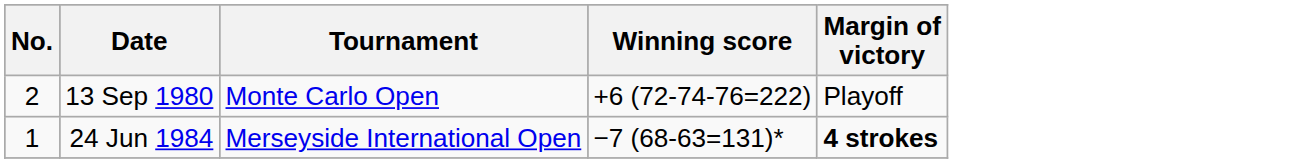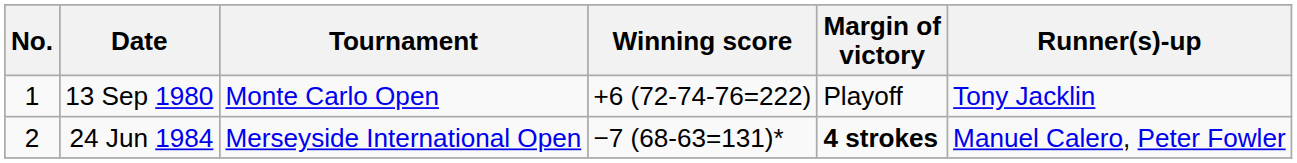+ column: (1119, 40)
(32, 96) 2 -> (32, 96) 1
(32, 138) 1 -> (32, 138) 2
